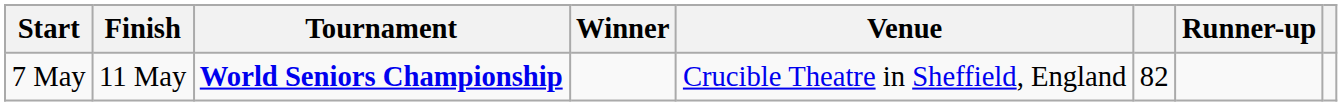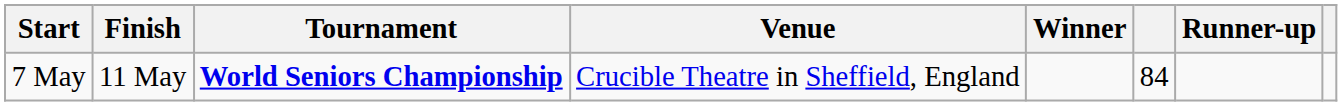columns swapped: (905, 28) <-> (623, 28)
(1154, 75) 82 -> (1154, 75) 84
